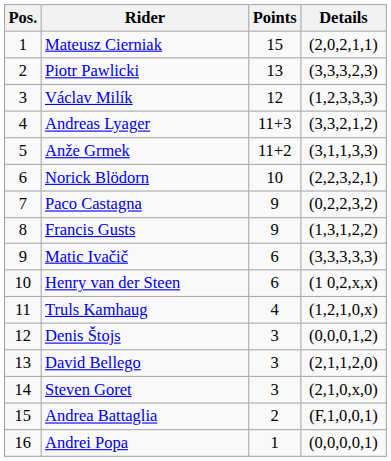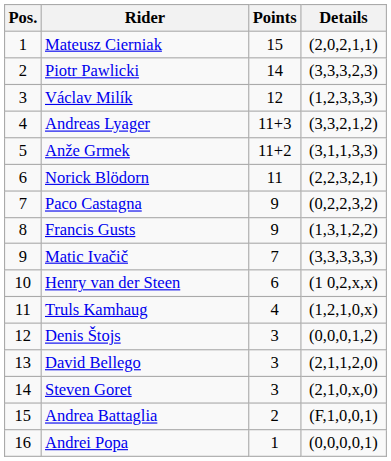(275, 70) 13 -> (275, 70) 14
(275, 177) 10 -> (275, 177) 11
(275, 256) 6 -> (275, 256) 7
